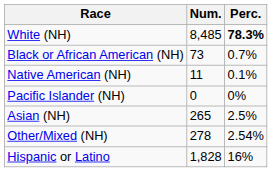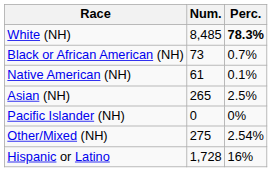(196, 75) 11 -> (197, 75) 61
rows swapped: (39, 116) <-> (66, 95)
(200, 136) 278 -> (200, 136) 275
(206, 156) 1,828 -> (206, 156) 1,728
